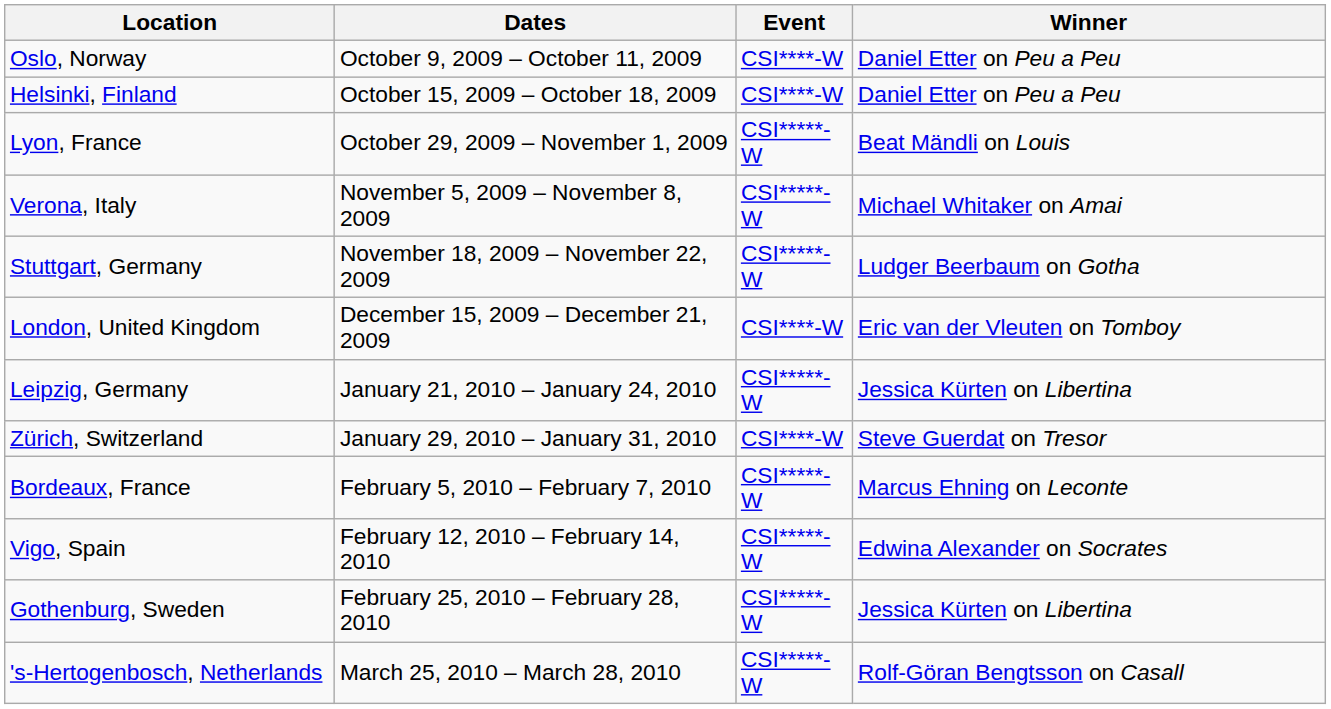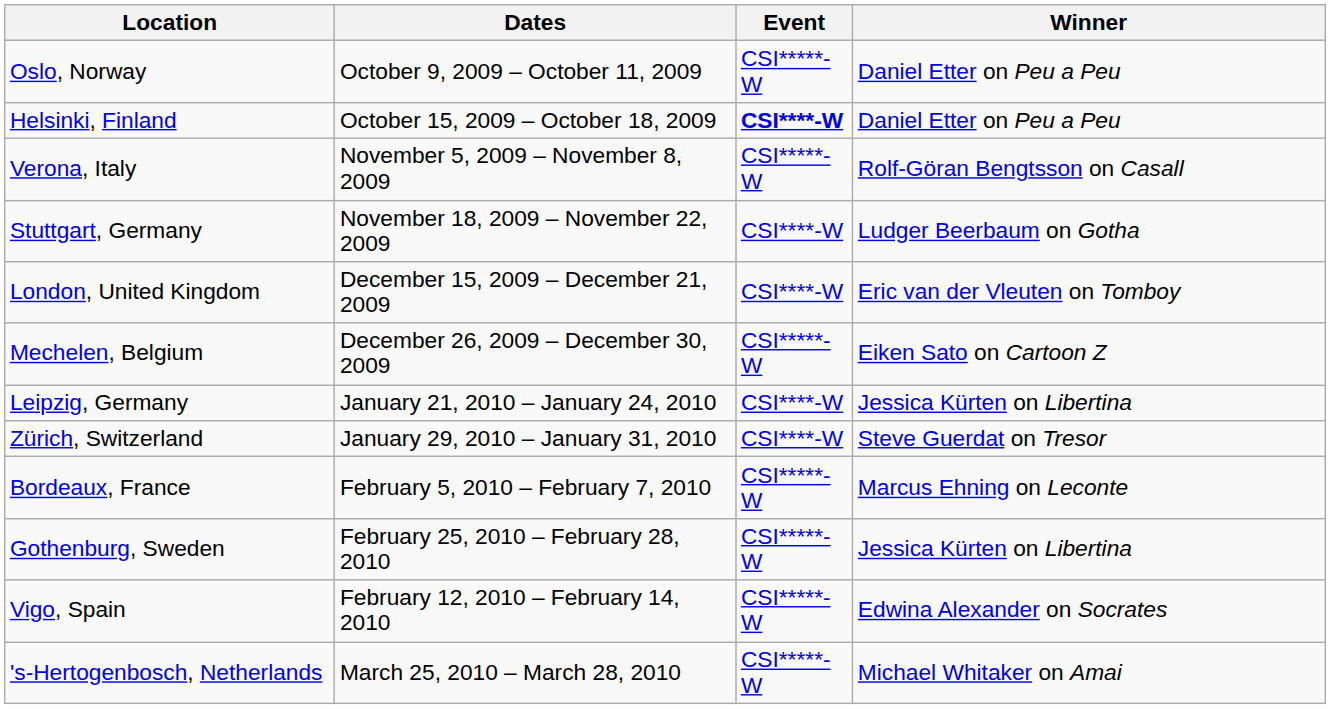(792, 58) CSI****-W -> (786, 71) CSI*****-W
(792, 94) normal -> (792, 120) bold
- row: (76, 143)
(990, 204) Michael Whitaker on Amai -> (1021, 168) Rolf-Göran Bengtsson on Casall
(786, 266) CSI*****-W -> (792, 230) CSI****-W
+ row: (107, 353)
(786, 389) CSI*****-W -> (792, 402) CSI****-W
rows swapped: (68, 548) <-> (117, 610)
(1021, 672) Rolf-Göran Bengtsson on Casall -> (990, 672) Michael Whitaker on Amai
